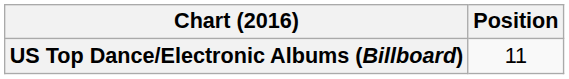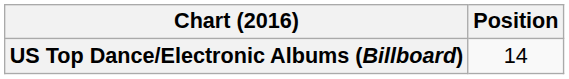(516, 55) 11 -> (516, 55) 14
